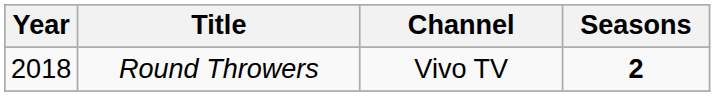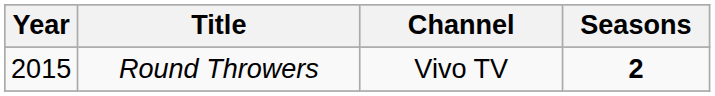(41, 68) 2018 -> (41, 68) 2015
